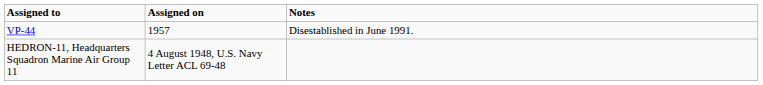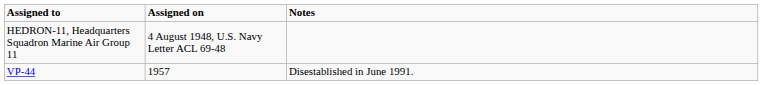rows swapped: (68, 59) <-> (21, 30)
